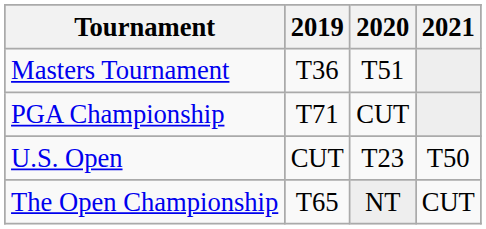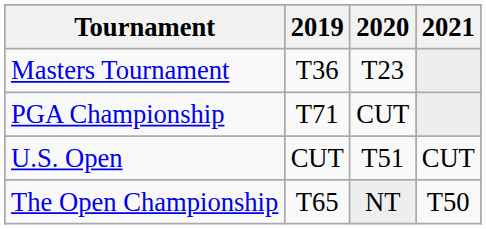(383, 70) T51 -> (383, 70) T23
(383, 158) T23 -> (383, 158) T51
(448, 158) T50 -> (448, 158) CUT
(448, 202) CUT -> (448, 202) T50
